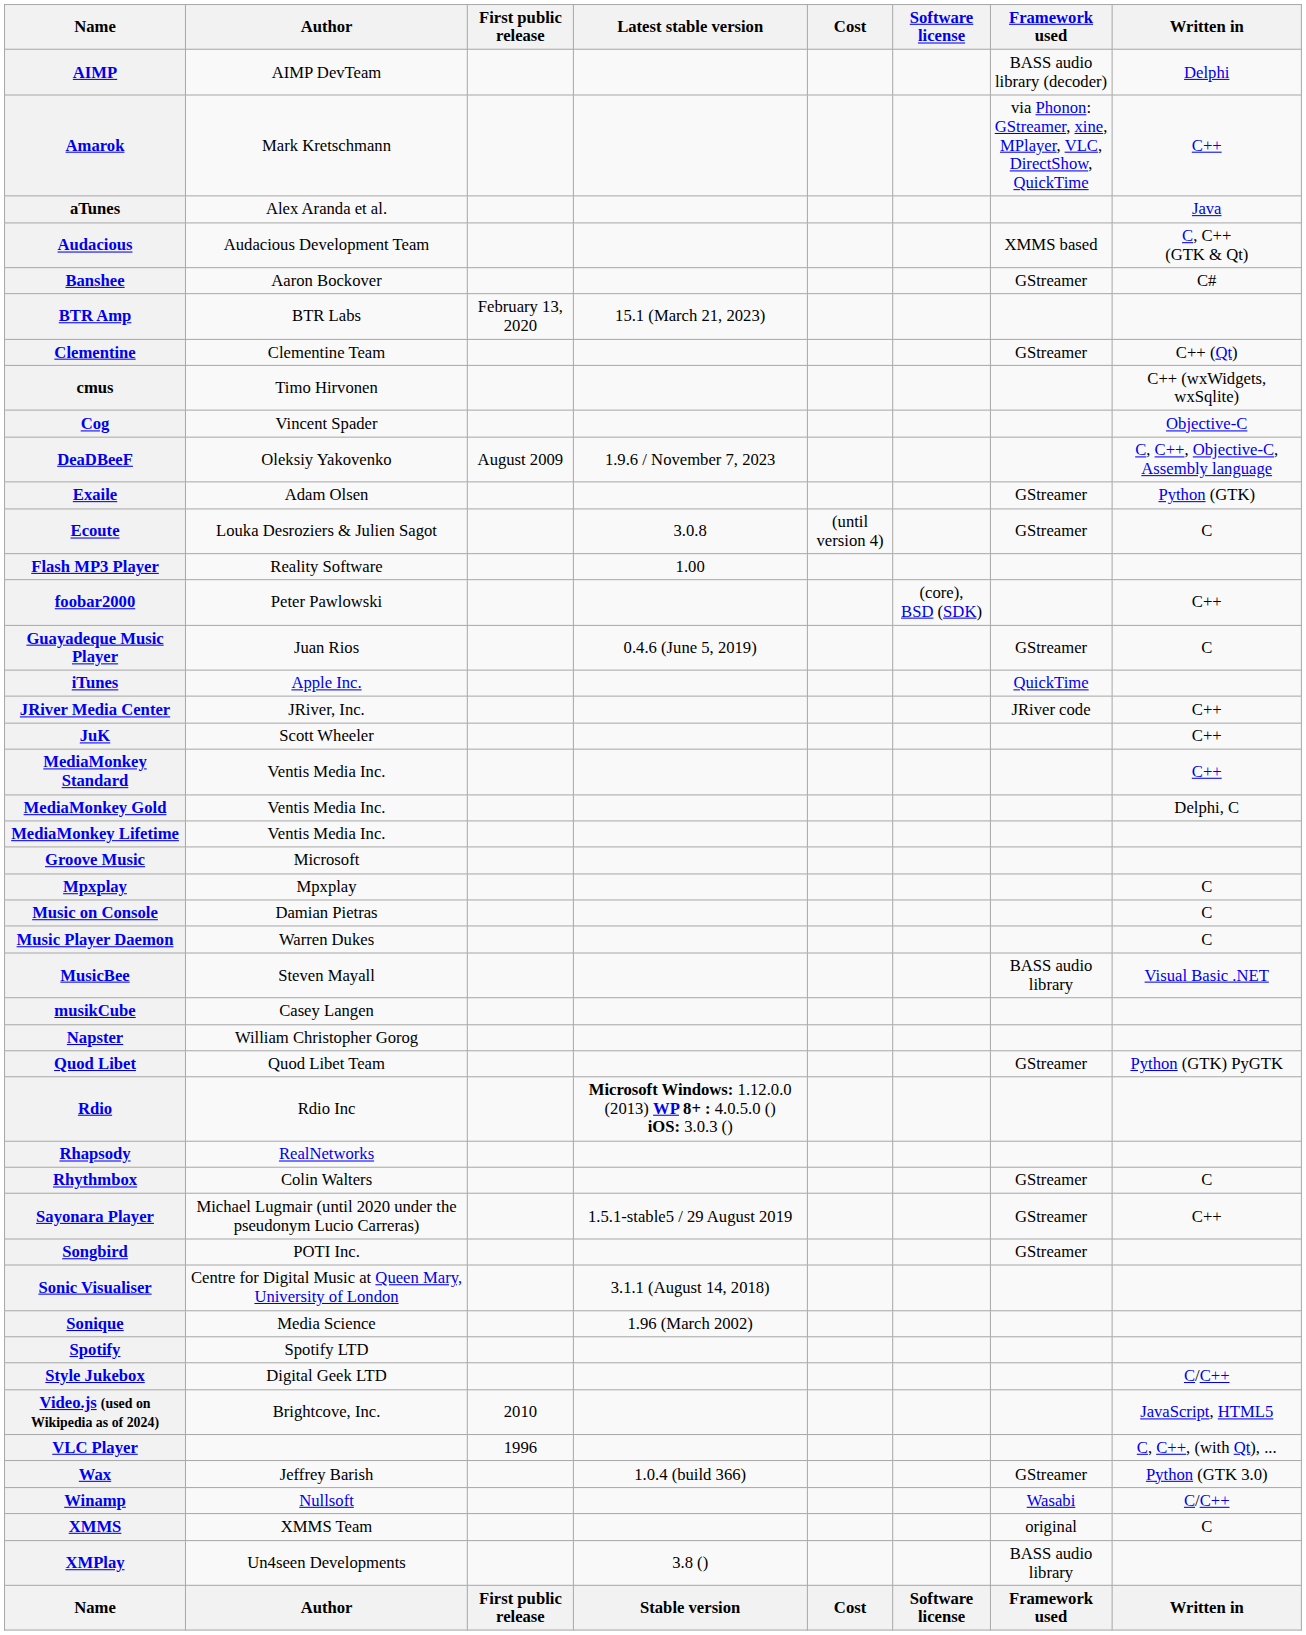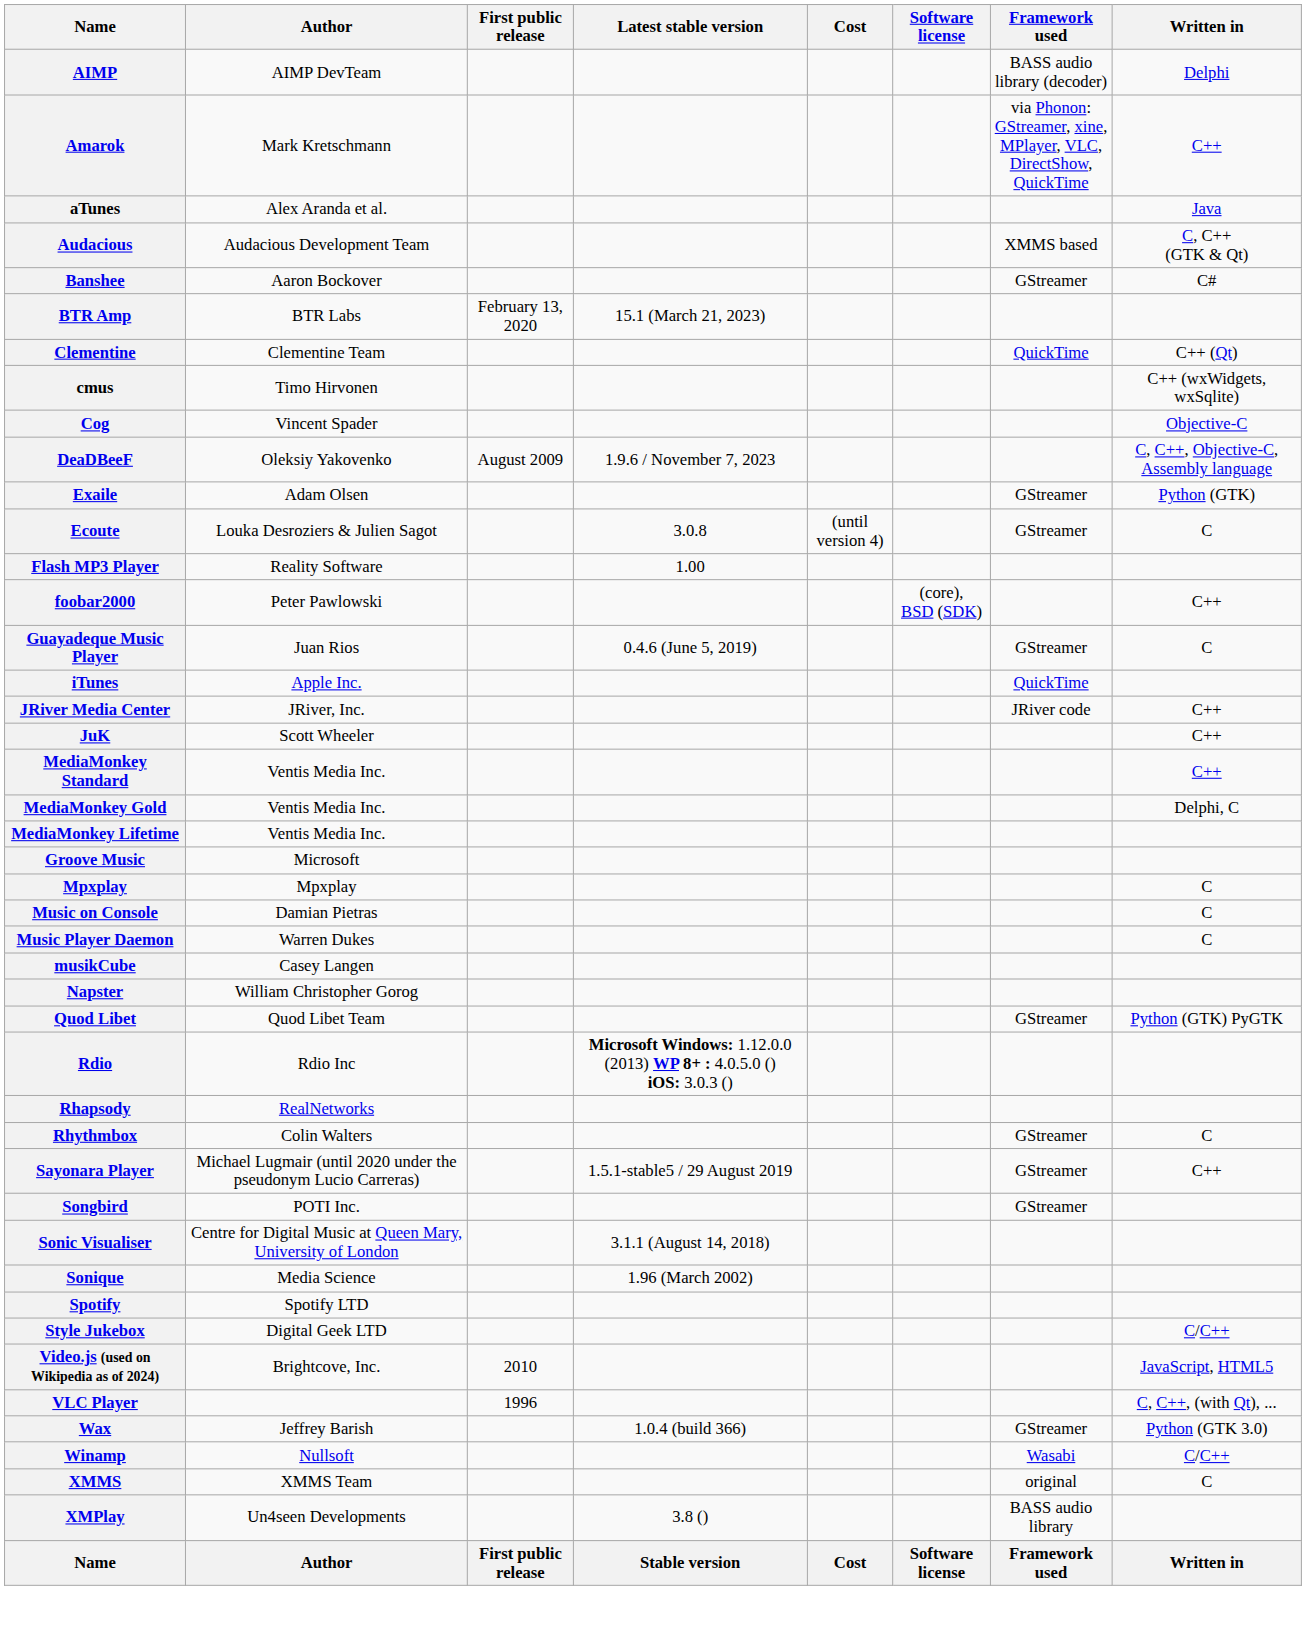(1051, 352) GStreamer -> (1051, 352) QuickTime
- row: (95, 975)
